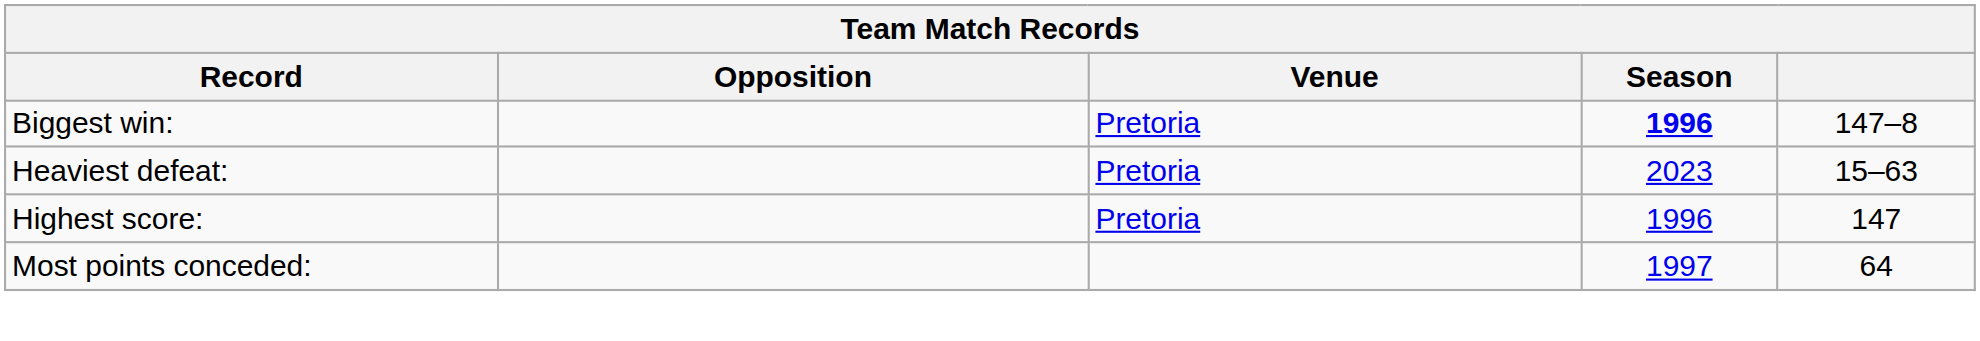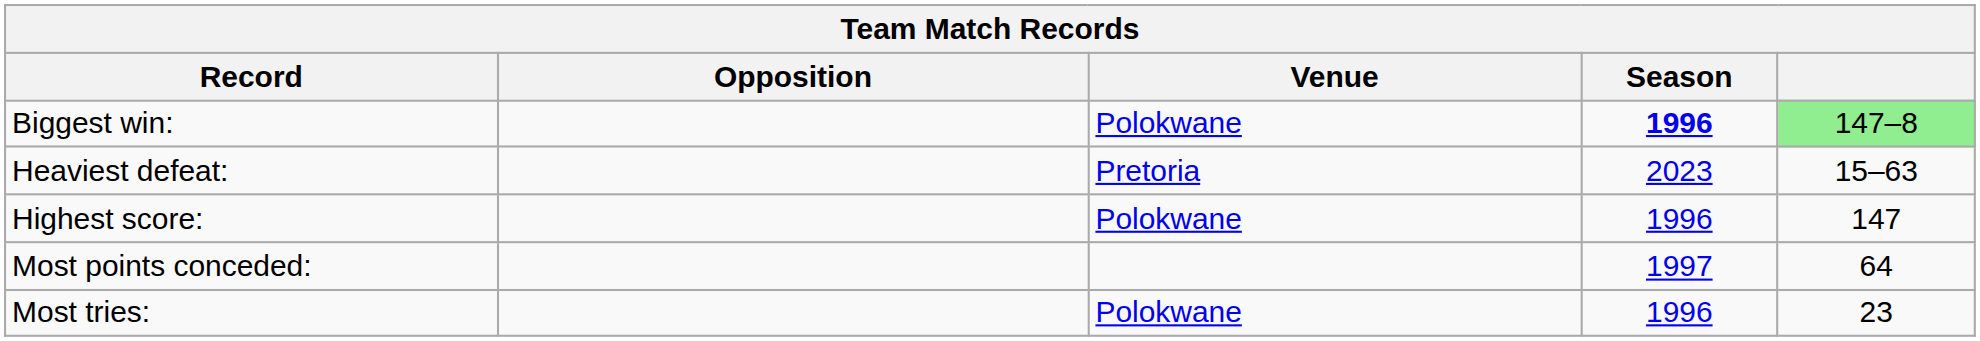(1148, 124) Pretoria -> (1169, 124) Polokwane
(1876, 124) no background -> (1876, 124) lightgreen background
(1148, 218) Pretoria -> (1169, 218) Polokwane
+ row: (81, 313)
